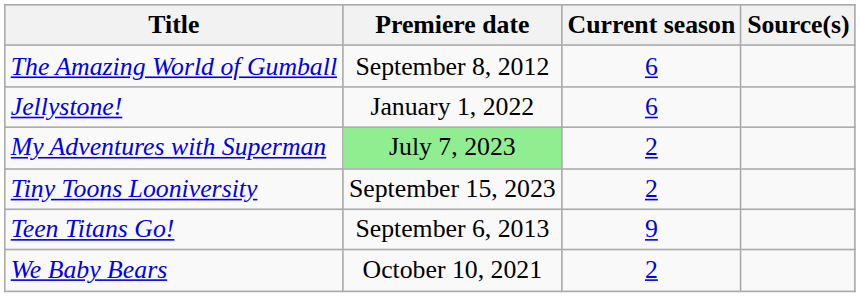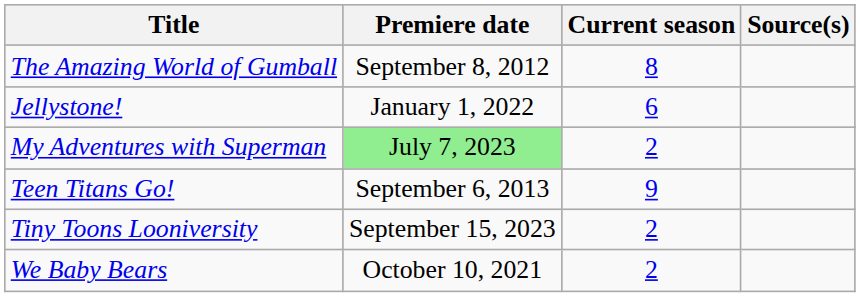(651, 65) 6 -> (651, 65) 8
rows swapped: (93, 229) <-> (134, 188)
